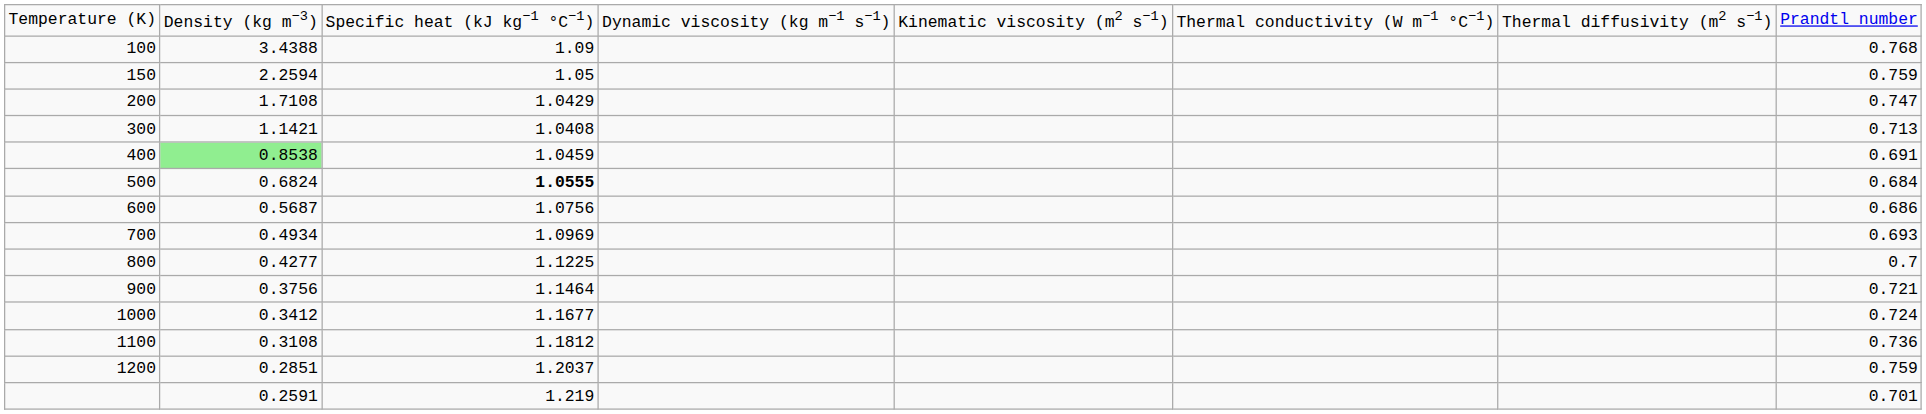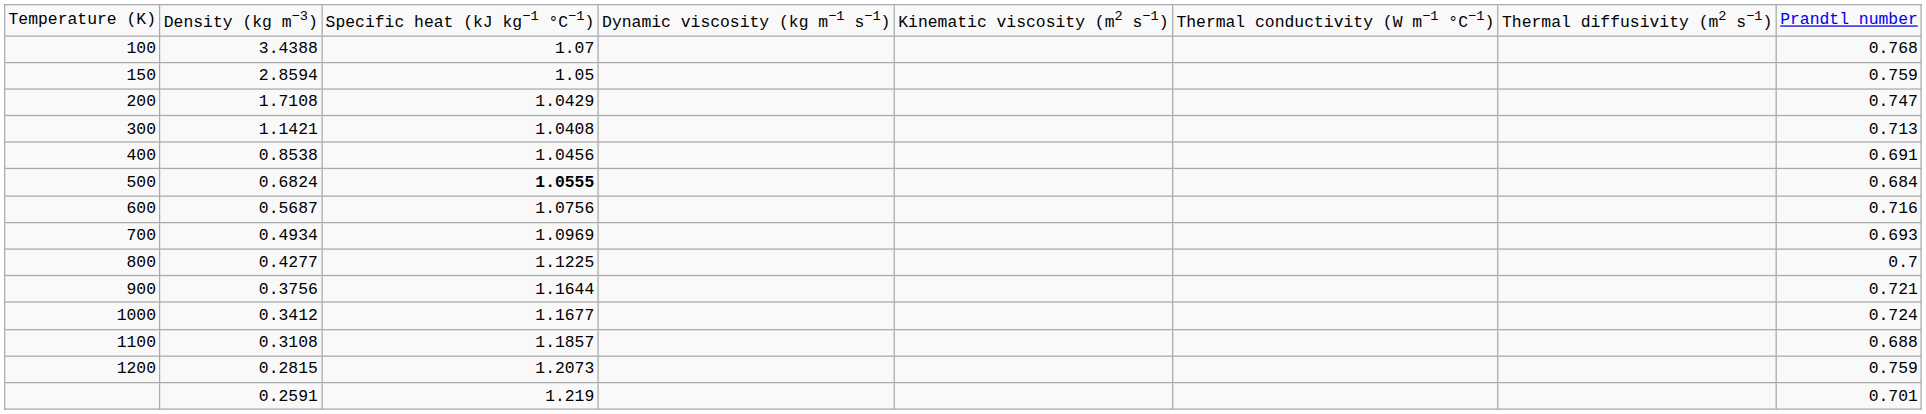(575, 49) 1.09 -> (575, 49) 1.07
(288, 76) 2.2594 -> (288, 76) 2.8594
(288, 156) lightgreen background -> (288, 156) no background
(565, 156) 1.0459 -> (565, 156) 1.0456
(1893, 209) 0.686 -> (1893, 209) 0.716
(565, 289) 1.1464 -> (565, 289) 1.1644
(565, 343) 1.1812 -> (565, 343) 1.1857
(1893, 343) 0.736 -> (1893, 343) 0.688
(288, 369) 0.2851 -> (288, 369) 0.2815
(565, 369) 1.2037 -> (565, 369) 1.2073
